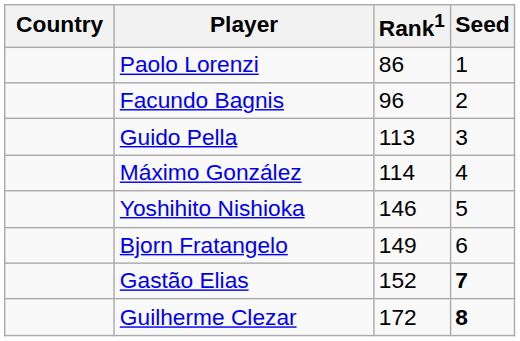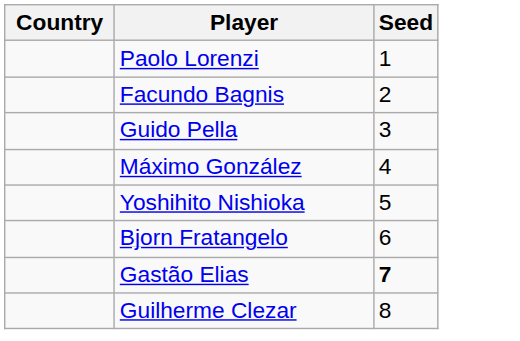- column: (412, 25)
(462, 316) bold -> (385, 310) normal
